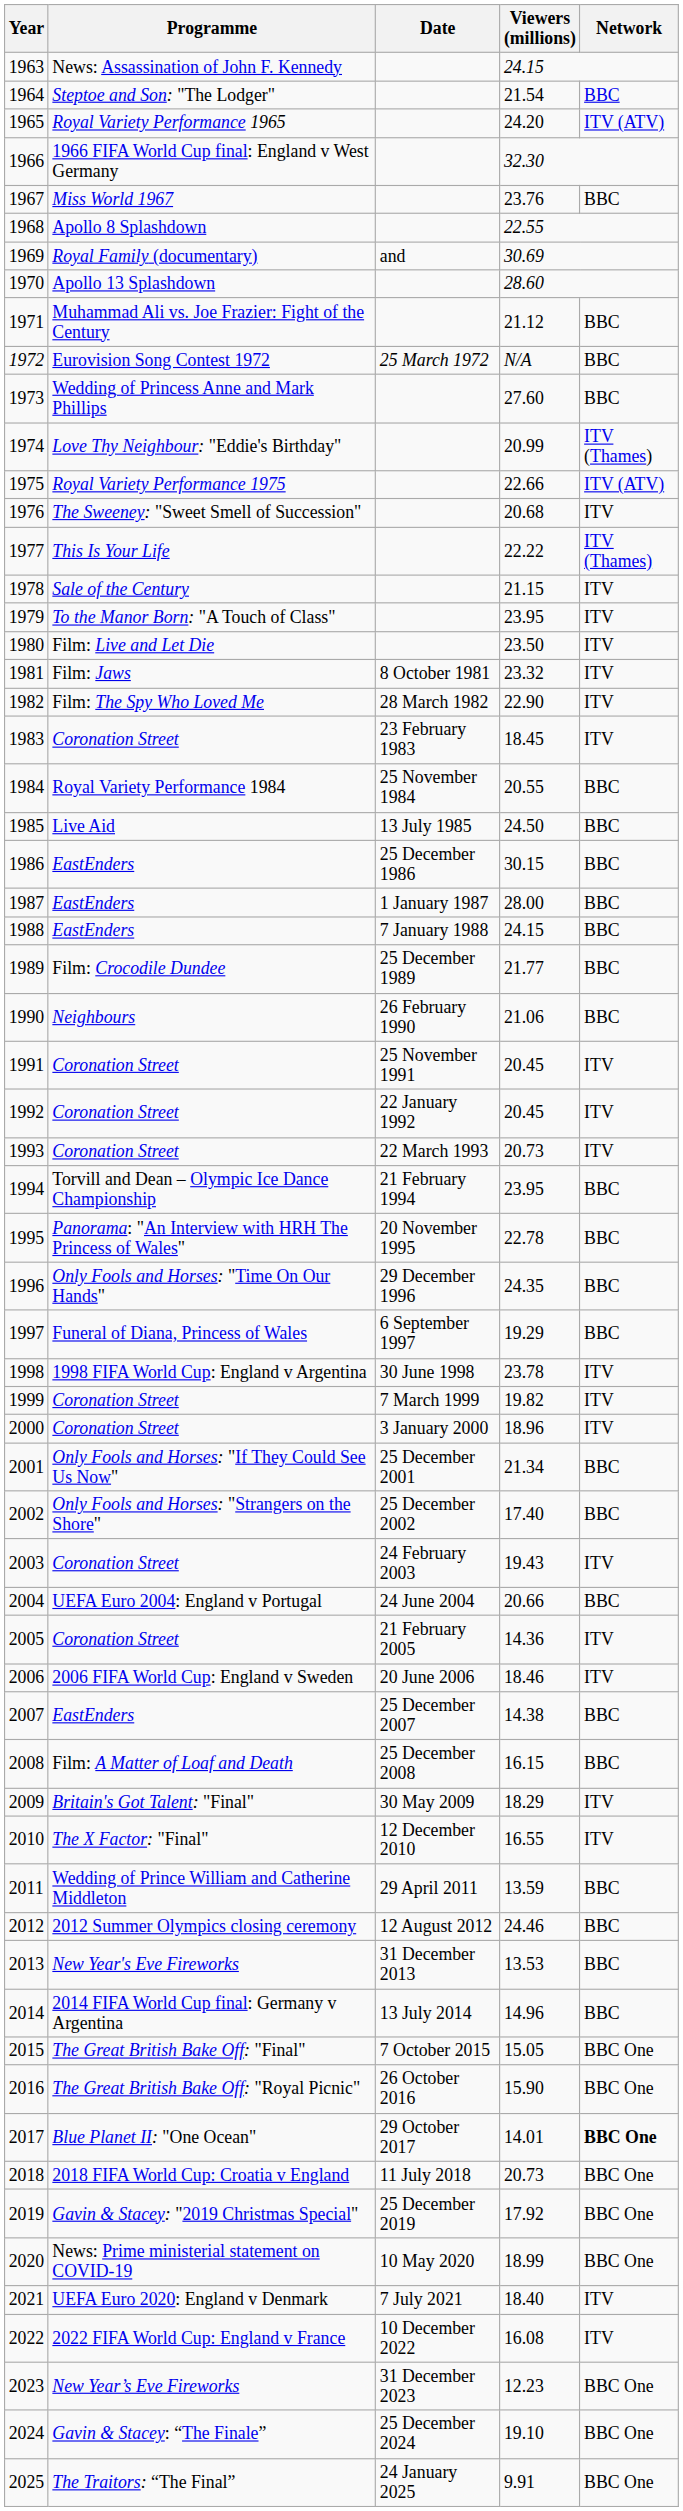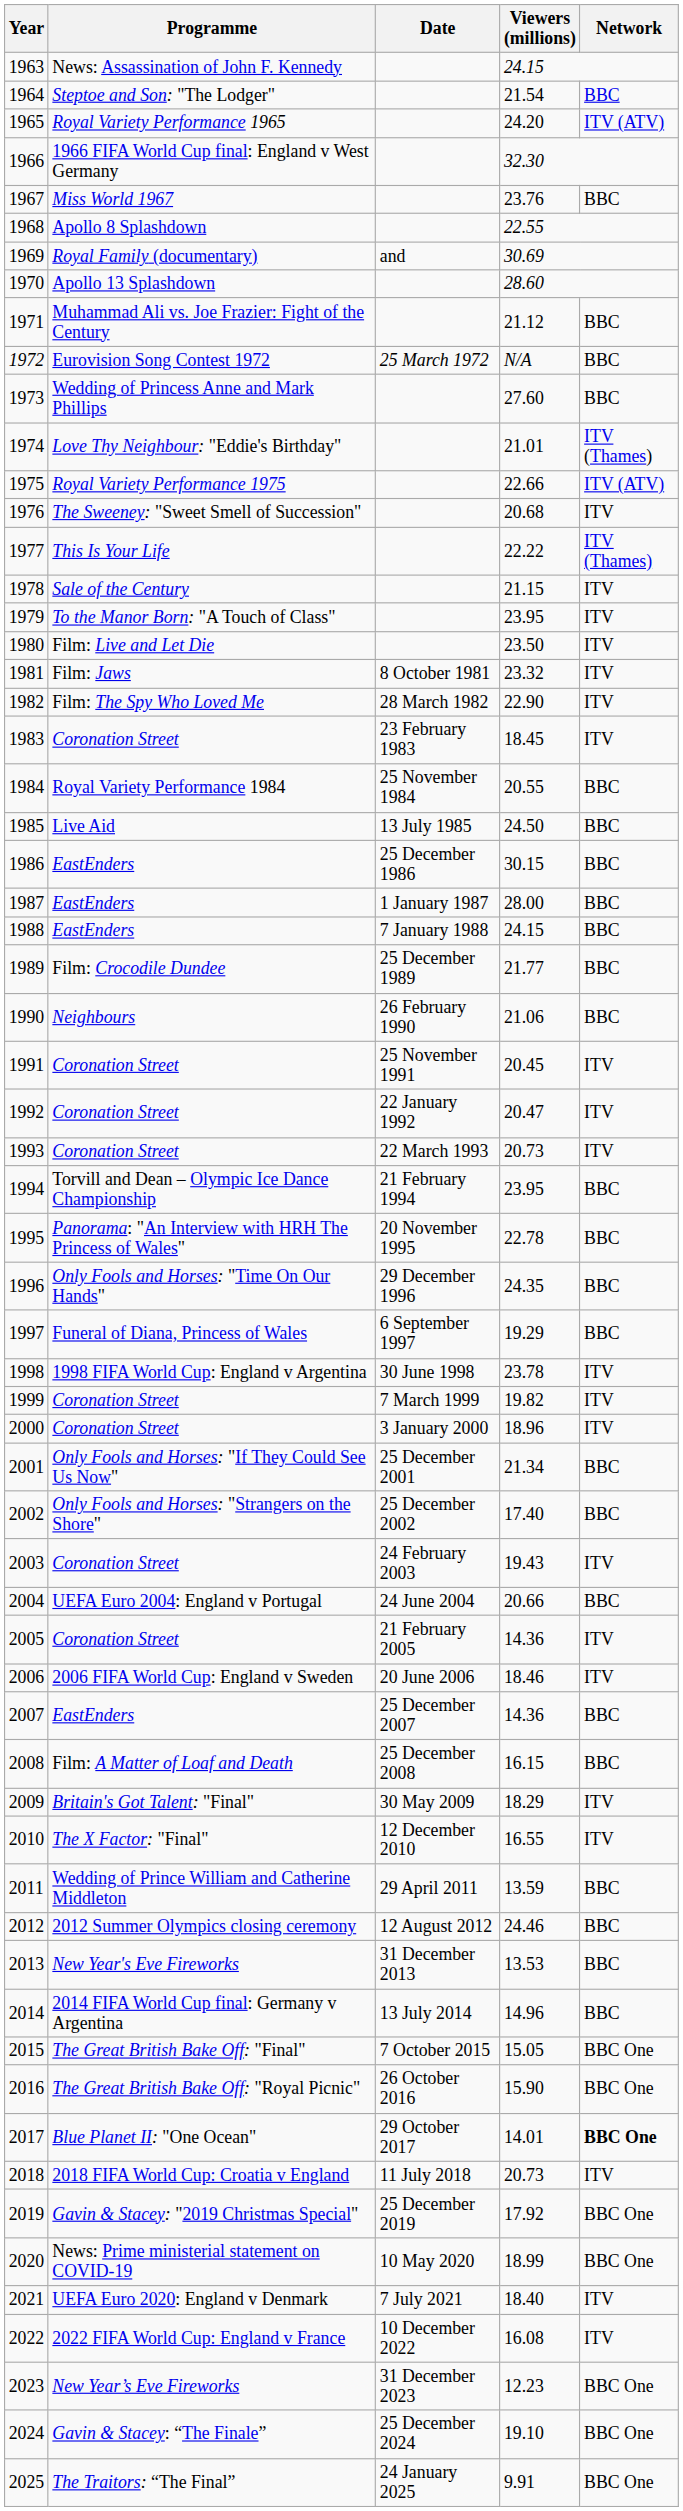(524, 446) 20.99 -> (524, 446) 21.01
(524, 1113) 20.45 -> (524, 1113) 20.47
(524, 1715) 14.38 -> (524, 1715) 14.36
(619, 2175) BBC One -> (599, 2175) ITV
